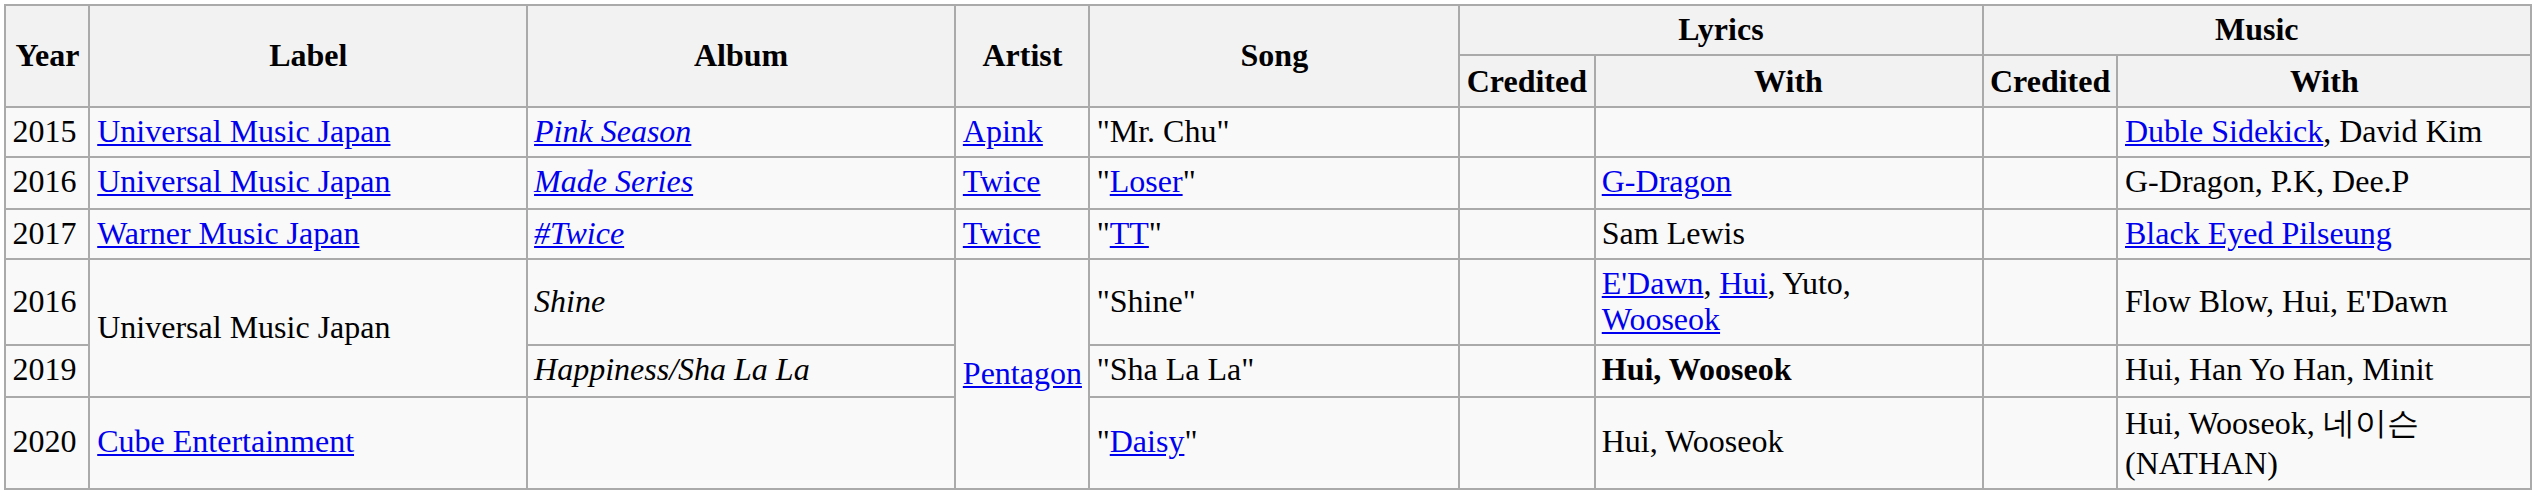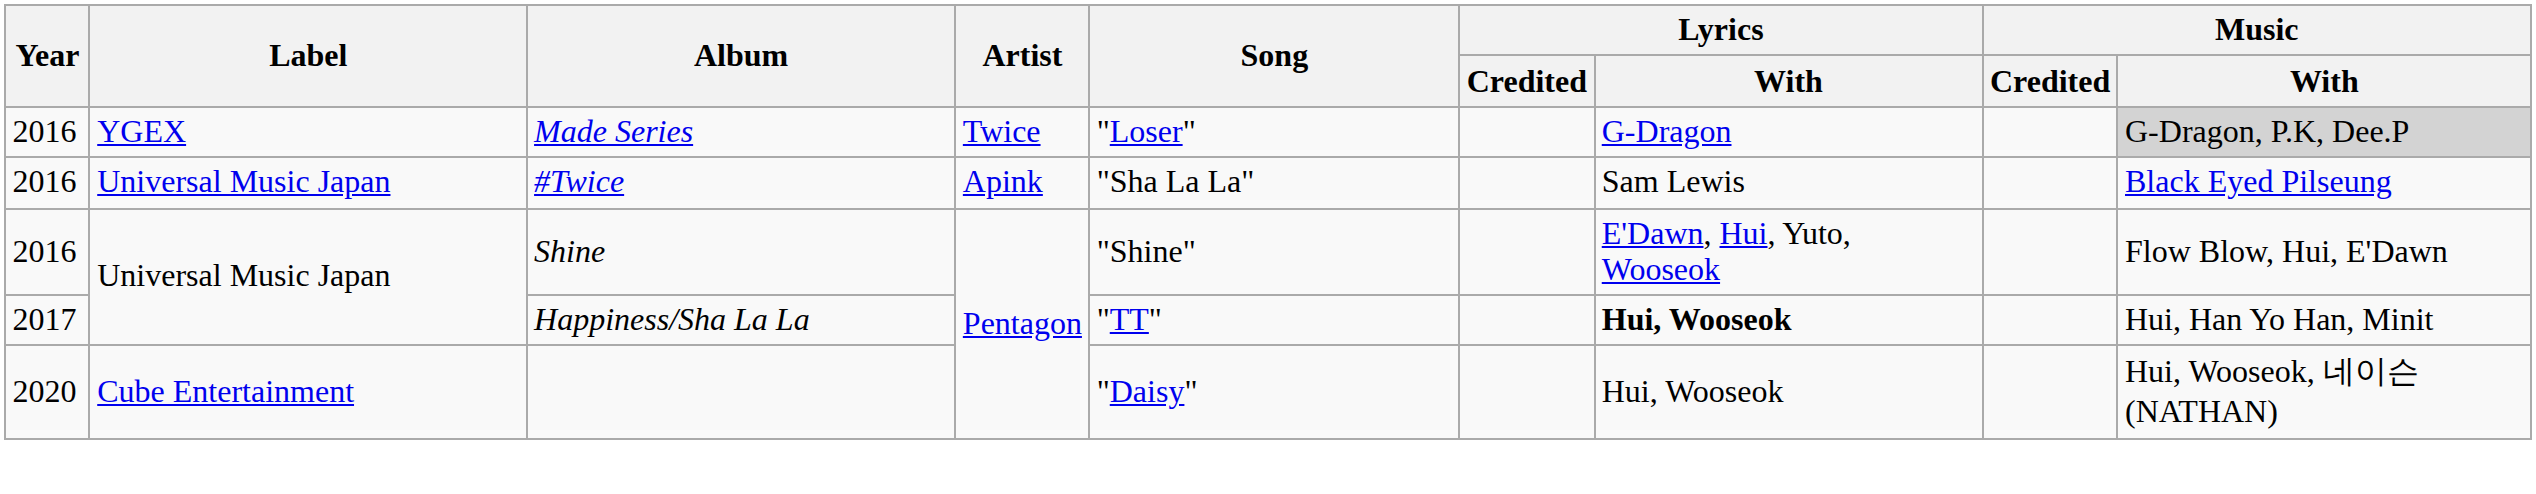- row: (613, 131)
(244, 182) Universal Music Japan -> (142, 131) YGEX
(2267, 182) no background -> (2267, 131) lightgrey background
(44, 232) 2017 -> (44, 182) 2016
(228, 232) Warner Music Japan -> (244, 182) Universal Music Japan
(1002, 232) Twice -> (1003, 182) Apink
(1129, 232) "TT" -> (1176, 182) "Sha La La"
(44, 370) 2019 -> (44, 319) 2017
(1176, 370) "Sha La La" -> (1129, 319) "TT"
